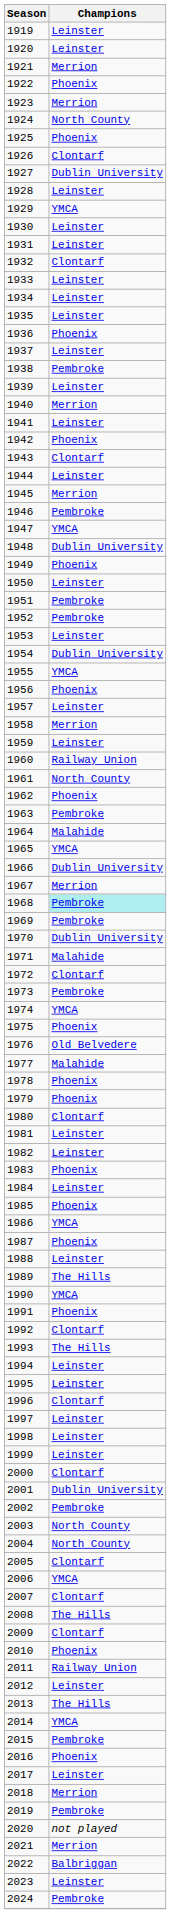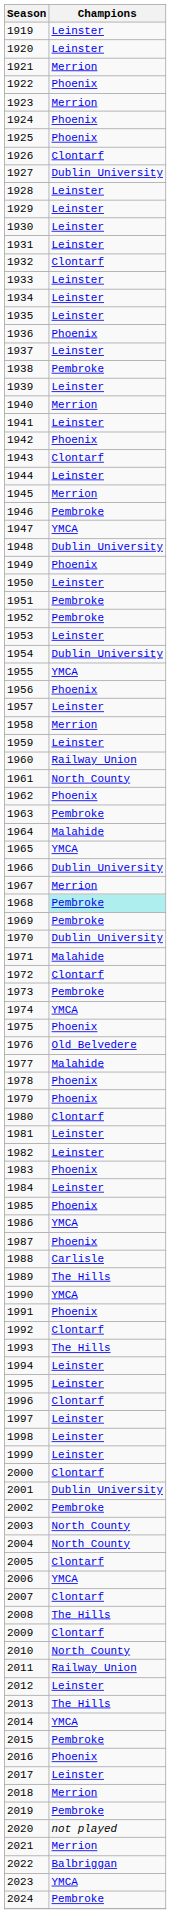(91, 120) North County -> (74, 120) Phoenix
(65, 209) YMCA -> (78, 209) Leinster
(78, 1259) Leinster -> (78, 1259) Carlisle
(74, 1651) Phoenix -> (91, 1651) North County
(78, 1882) Leinster -> (65, 1882) YMCA
